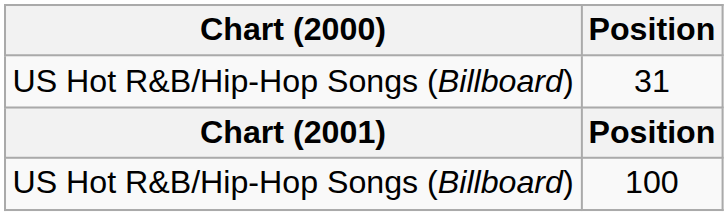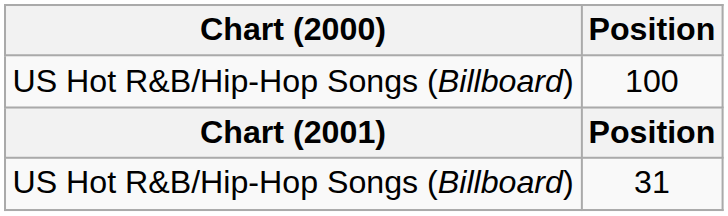rows swapped: (652, 81) <-> (652, 183)
